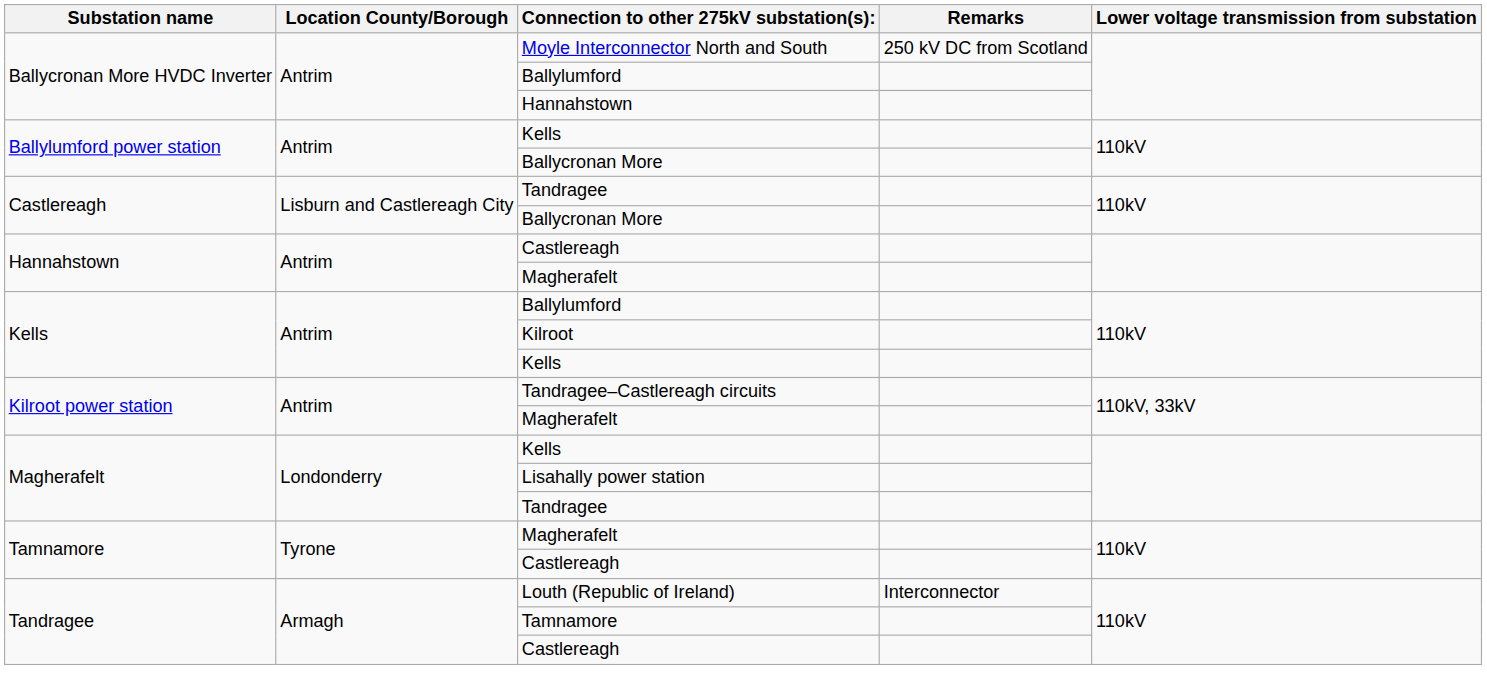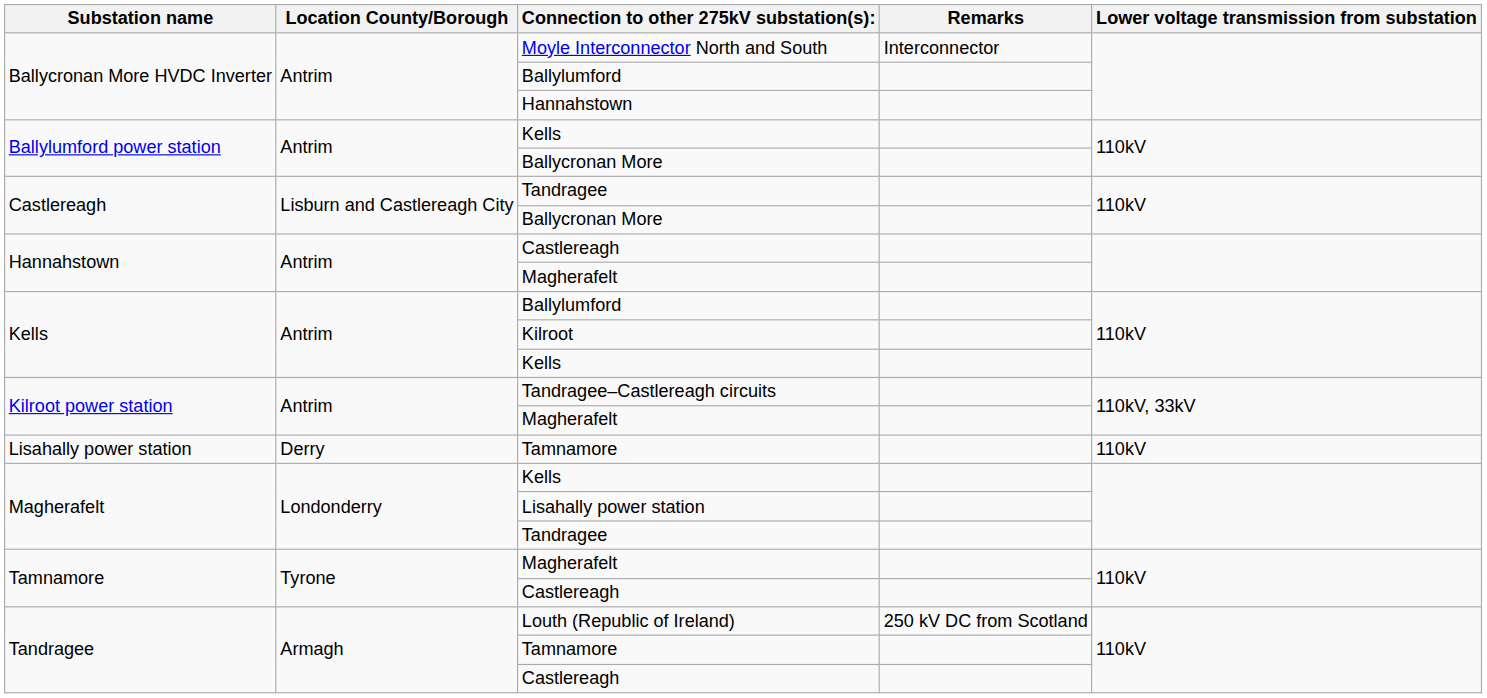(986, 47) 250 kV DC from Scotland -> (942, 47) Interconnector
+ row: (100, 448)
(942, 592) Interconnector -> (986, 620) 250 kV DC from Scotland
